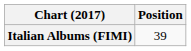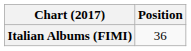(160, 35) 39 -> (160, 35) 36
